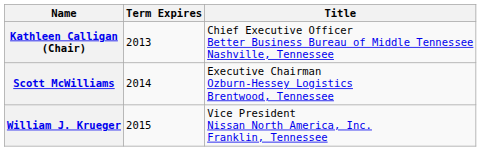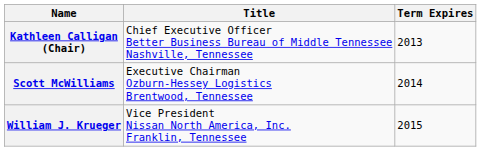columns swapped: (340, 13) <-> (164, 13)
